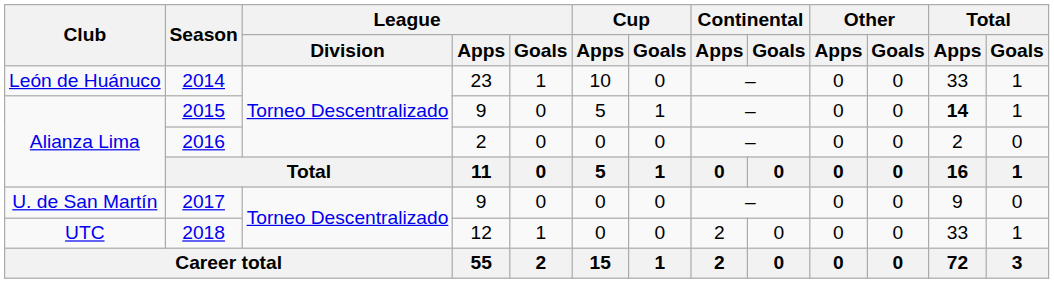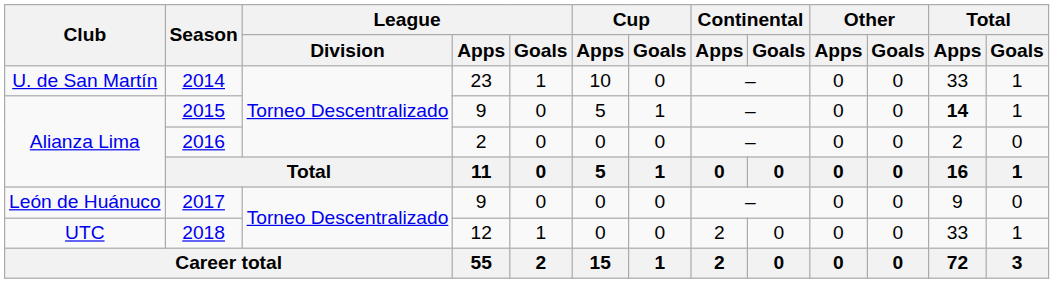(85, 80) León de Huánuco -> (85, 80) U. de San Martín
(85, 202) U. de San Martín -> (85, 202) León de Huánuco
